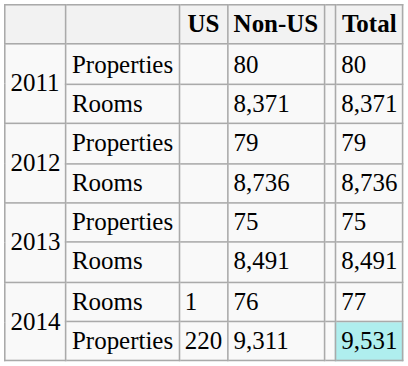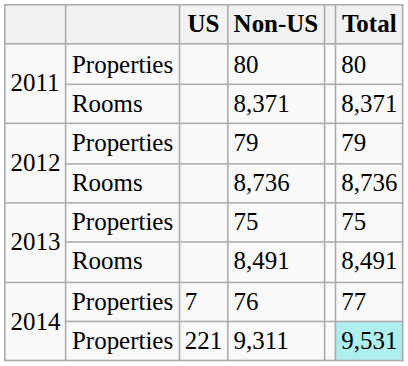(107, 301) Rooms -> (123, 301) Properties
(191, 301) 1 -> (191, 301) 7
(203, 340) 220 -> (203, 340) 221
